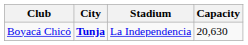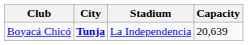(212, 31) 20,630 -> (212, 31) 20,639
